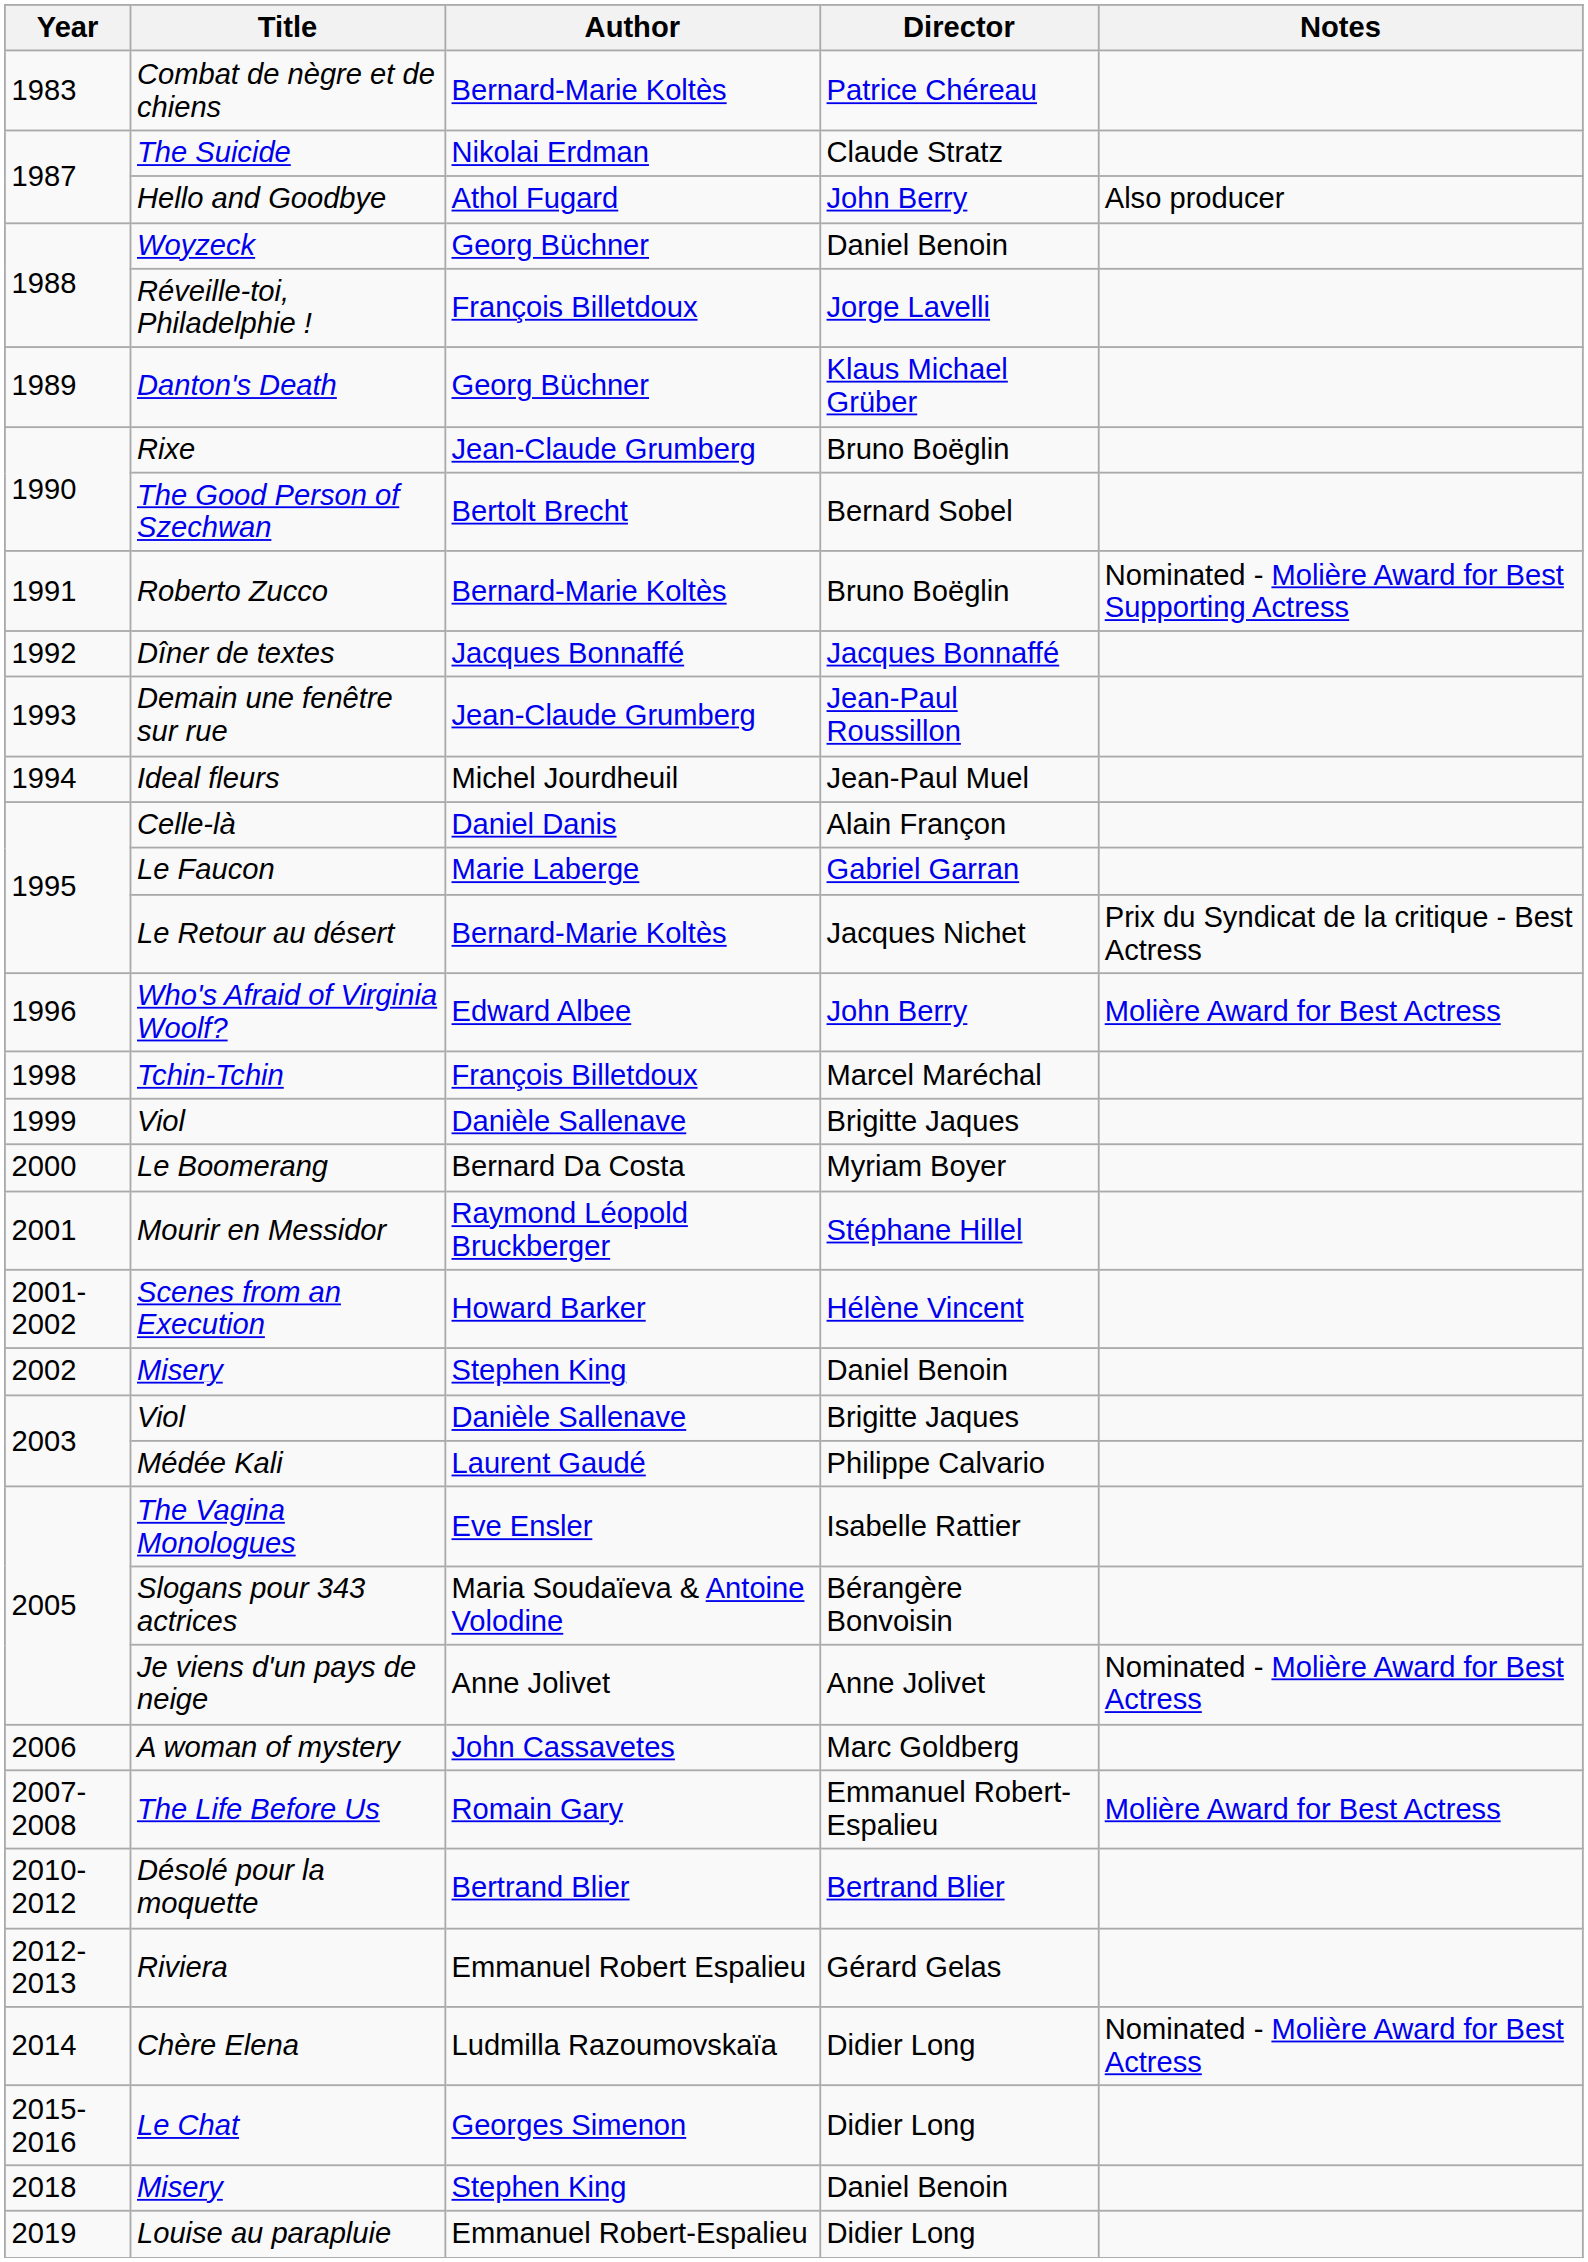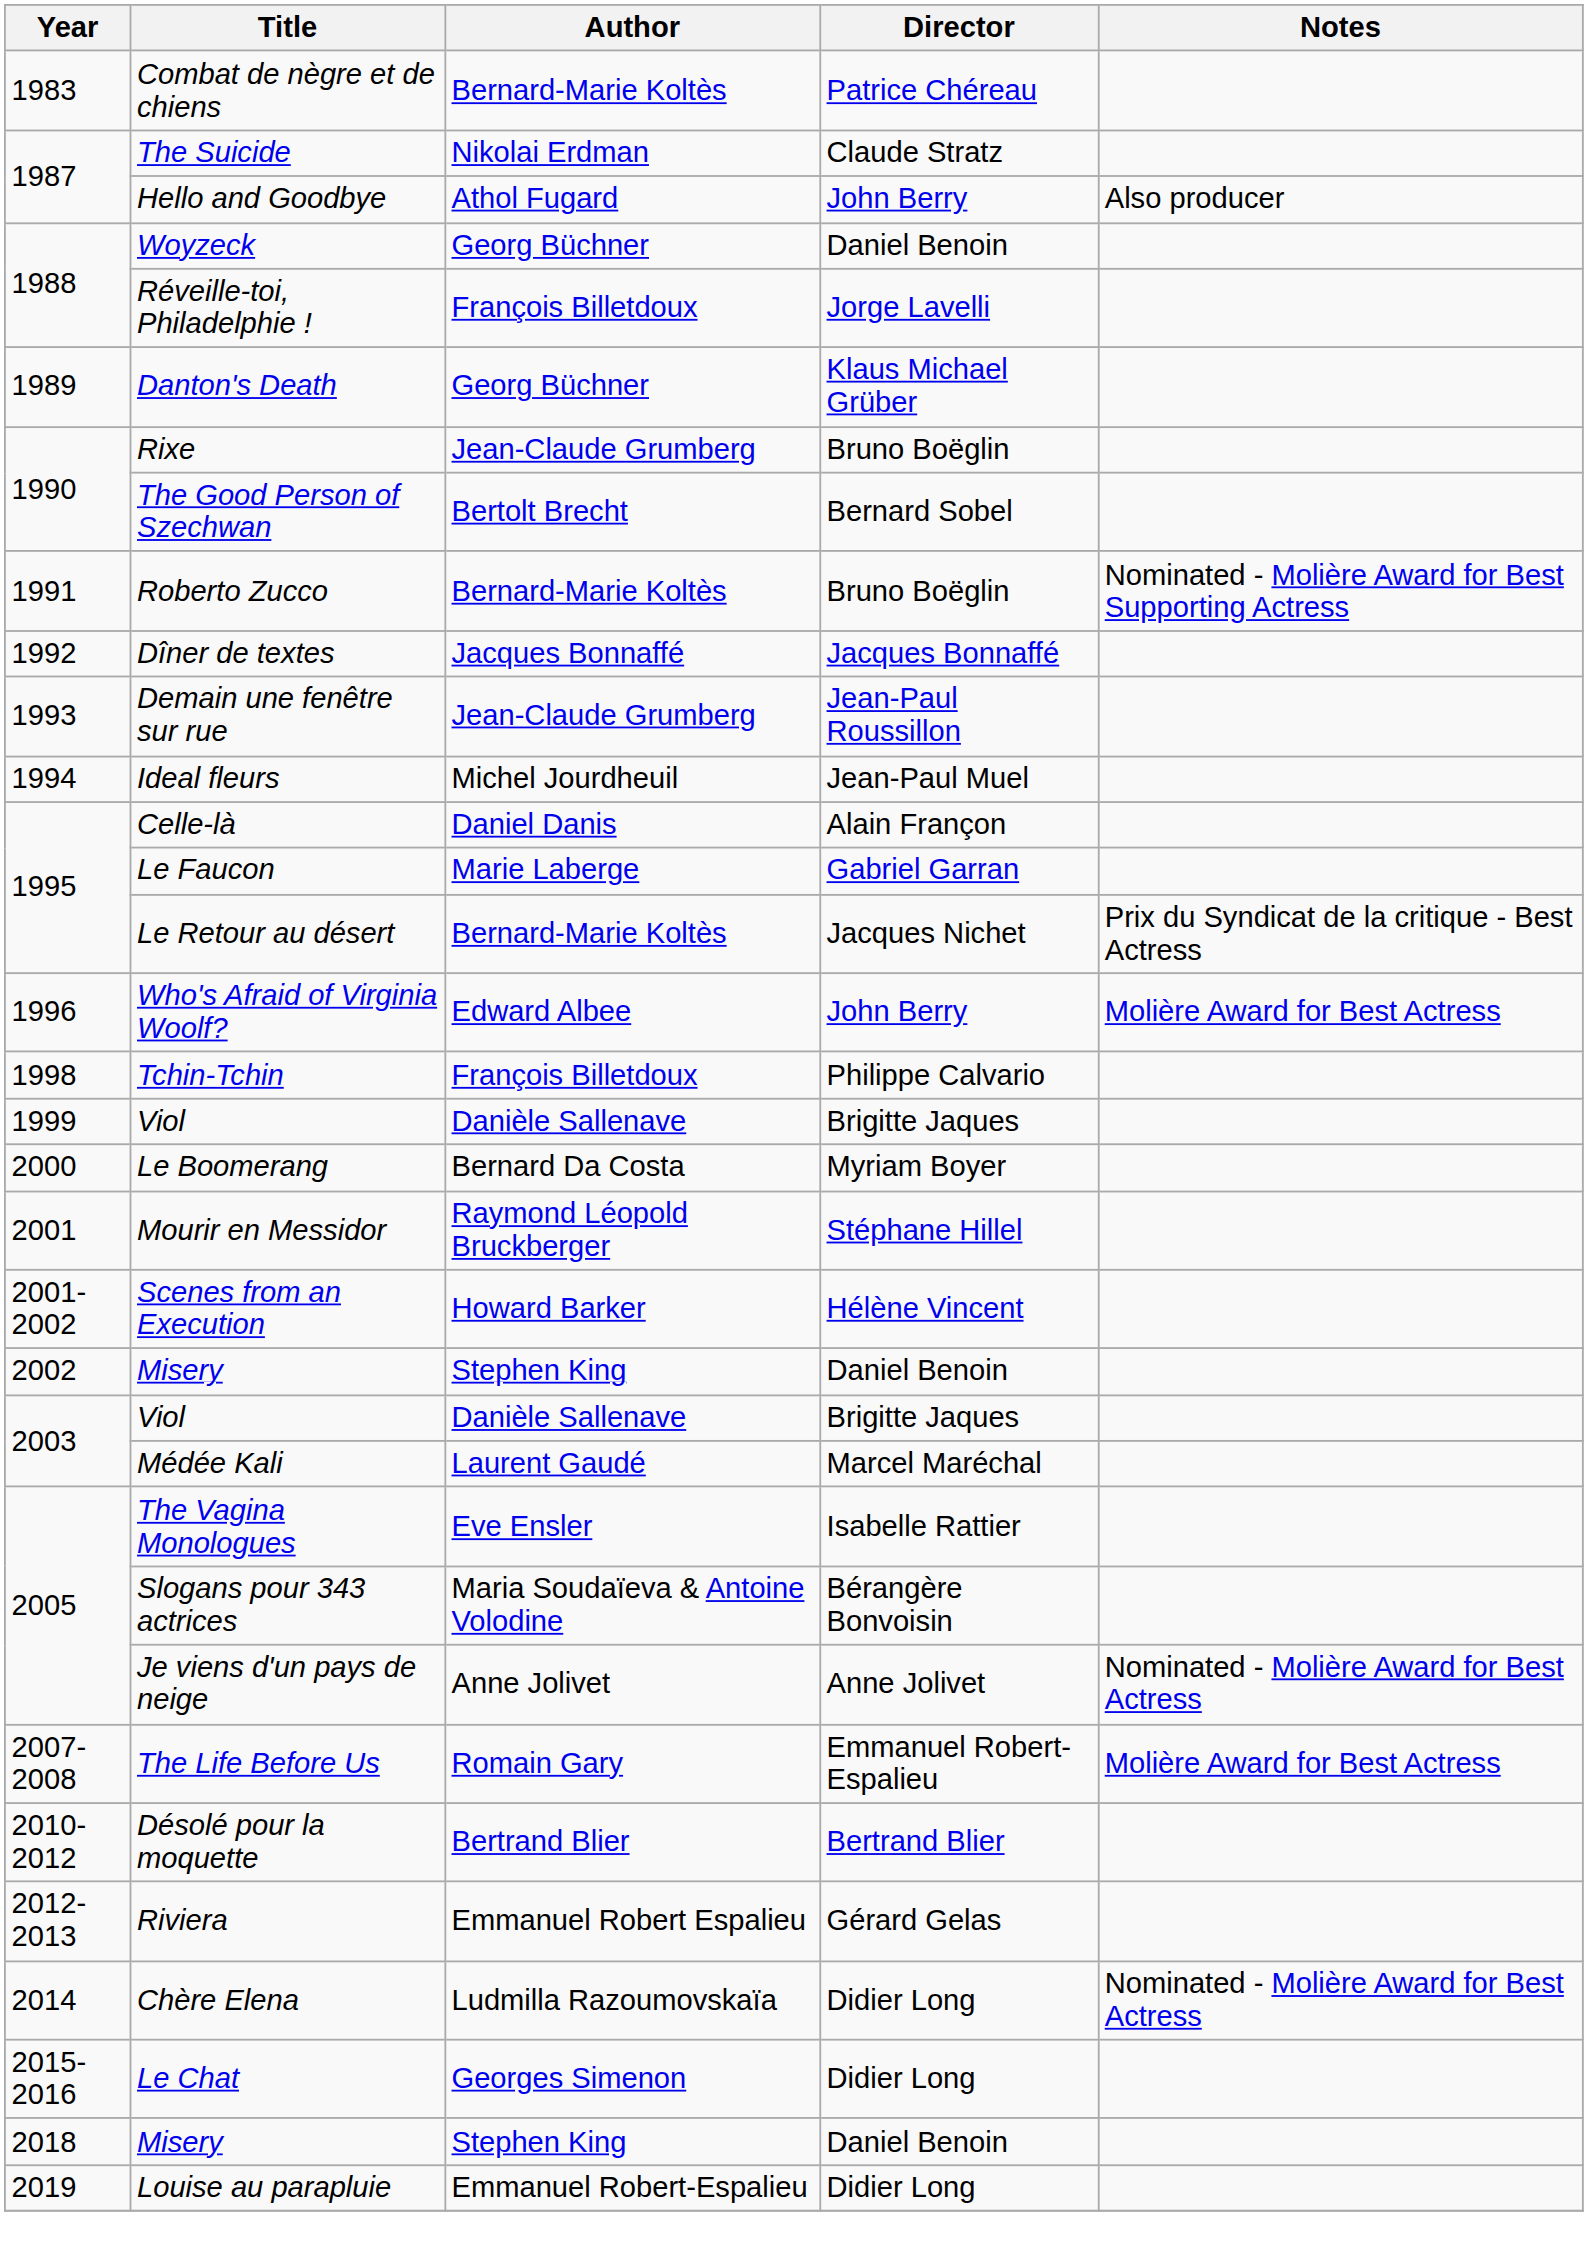(934, 1074) Marcel Maréchal -> (936, 1074) Philippe Calvario
(936, 1463) Philippe Calvario -> (934, 1463) Marcel Maréchal
- row: (44, 1746)
